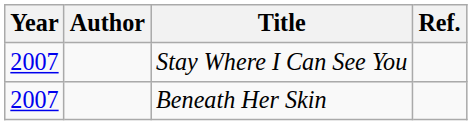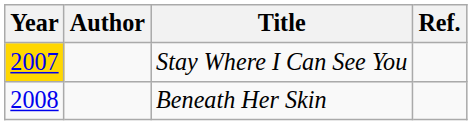(34, 61) no background -> (34, 61) gold background
(34, 100) 2007 -> (34, 100) 2008
